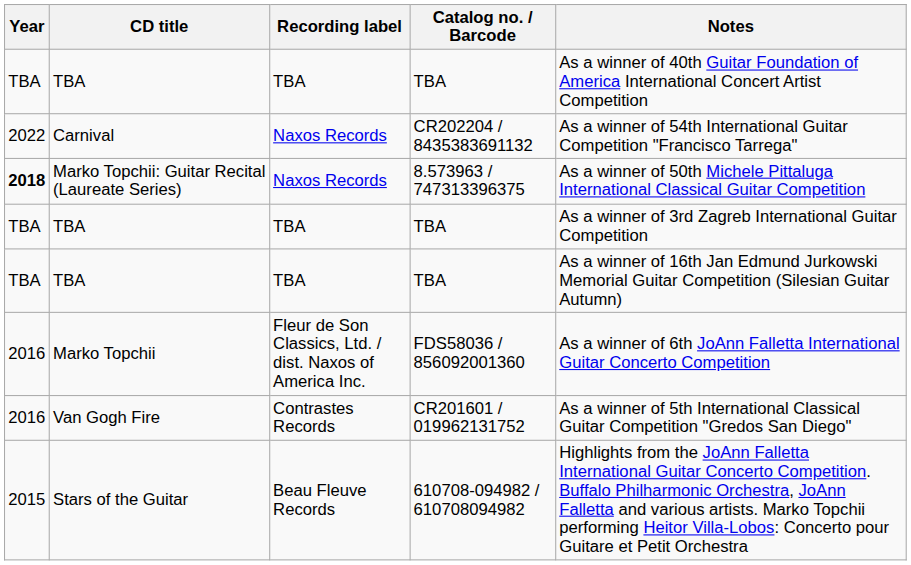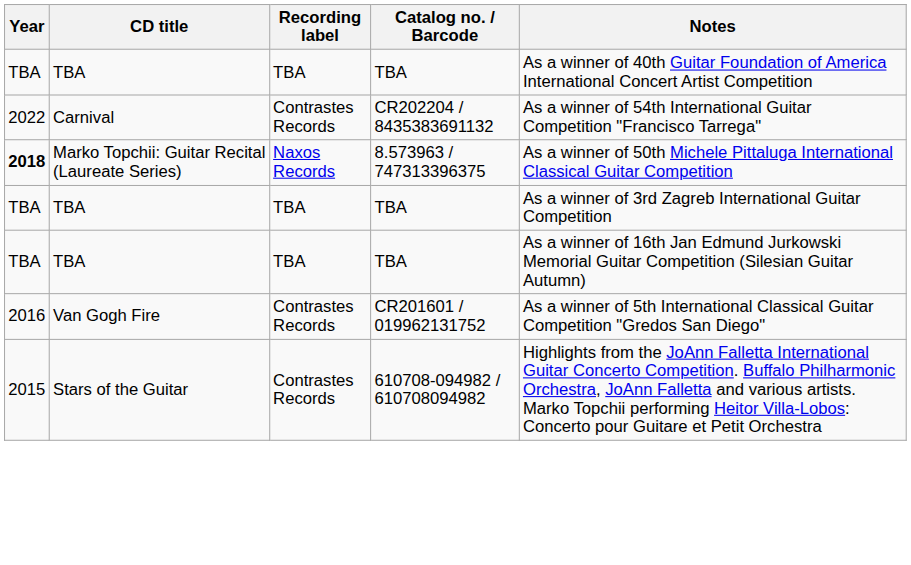(330, 135) Naxos Records -> (313, 117) Contrastes Records
- row: (104, 353)
(320, 500) Beau Fleuve Records -> (313, 389) Contrastes Records
